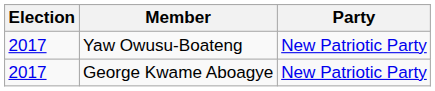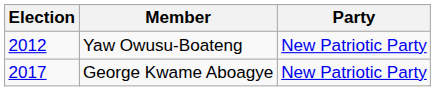(28, 45) 2017 -> (28, 45) 2012
